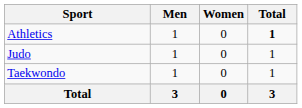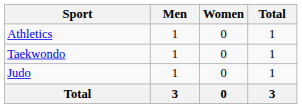(272, 34) bold -> (272, 34) normal
rows swapped: (19, 53) <-> (36, 73)
